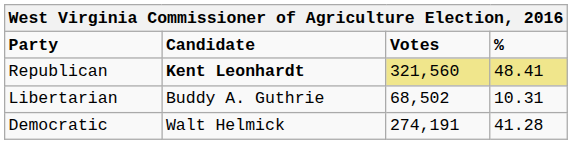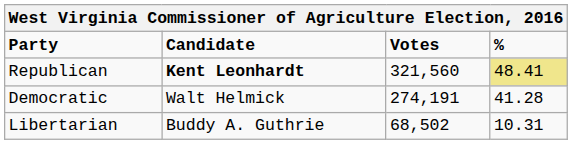(425, 72) khaki background -> (425, 72) no background
rows swapped: (58, 126) <-> (63, 99)
